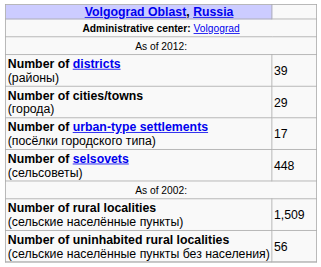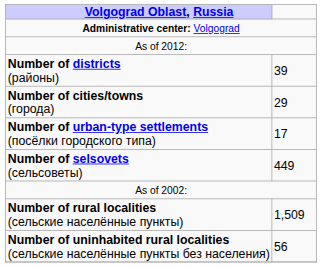(284, 165) 448 -> (284, 165) 449
